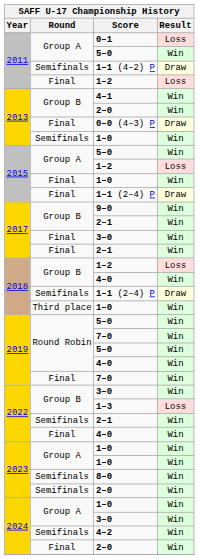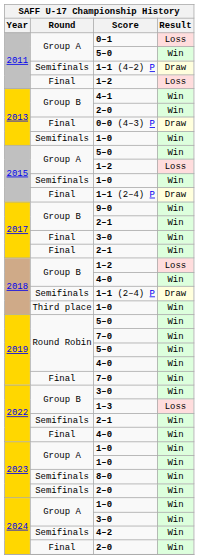(62, 181) Final -> (62, 181) Semifinals
